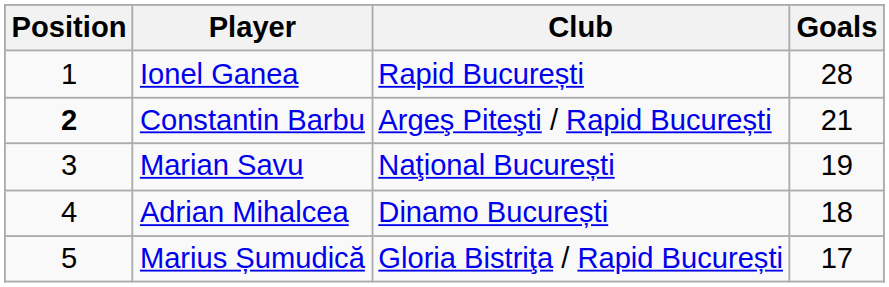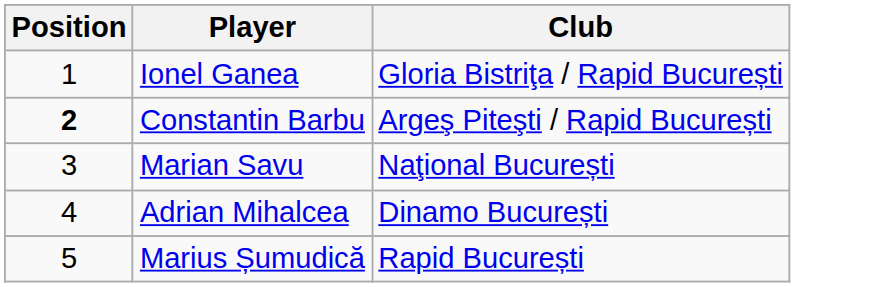- column: (837, 27)
(481, 73) Rapid București -> (581, 73) Gloria Bistriţa / Rapid București
(581, 258) Gloria Bistriţa / Rapid București -> (481, 258) Rapid București
